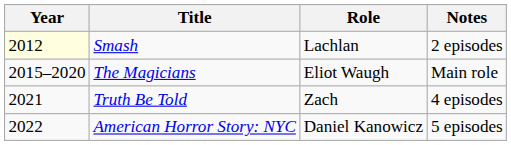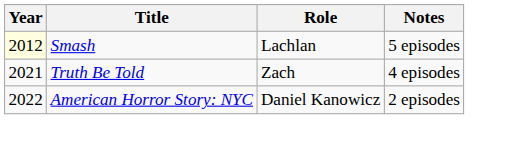(467, 45) 2 episodes -> (424, 45) 5 episodes
- row: (145, 72)
(467, 126) 5 episodes -> (424, 99) 2 episodes
